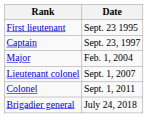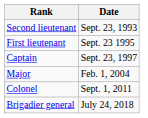+ row: (41, 27)
- row: (43, 74)
